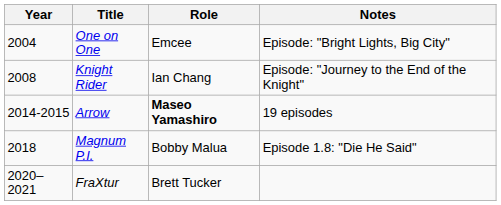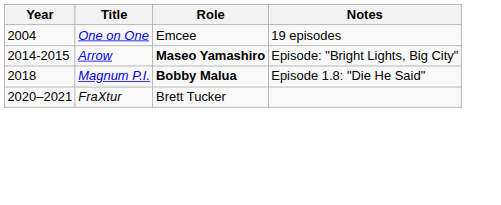(356, 42) Episode: "Bright Lights, Big City" -> (306, 35) 19 episodes
- row: (94, 77)
(298, 112) 19 episodes -> (365, 55) Episode: "Bright Lights, Big City"
(189, 148) normal -> (196, 76) bold
